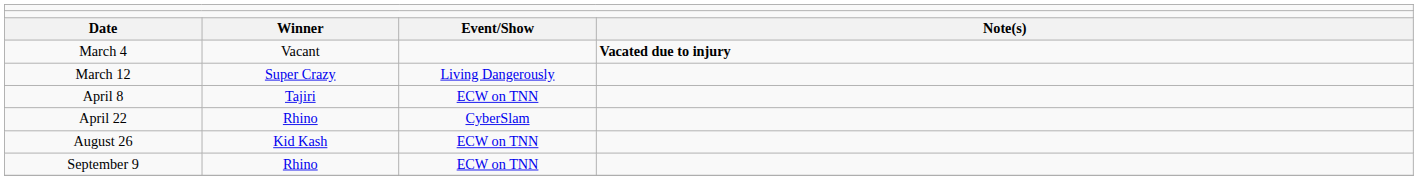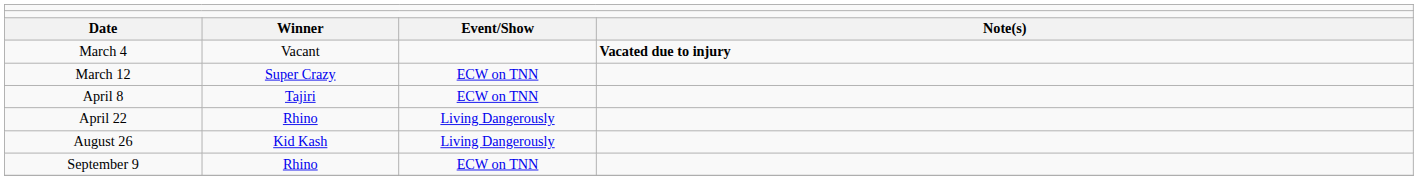(498, 74) Living Dangerously -> (498, 74) ECW on TNN
(498, 119) CyberSlam -> (498, 119) Living Dangerously
(498, 141) ECW on TNN -> (498, 141) Living Dangerously
